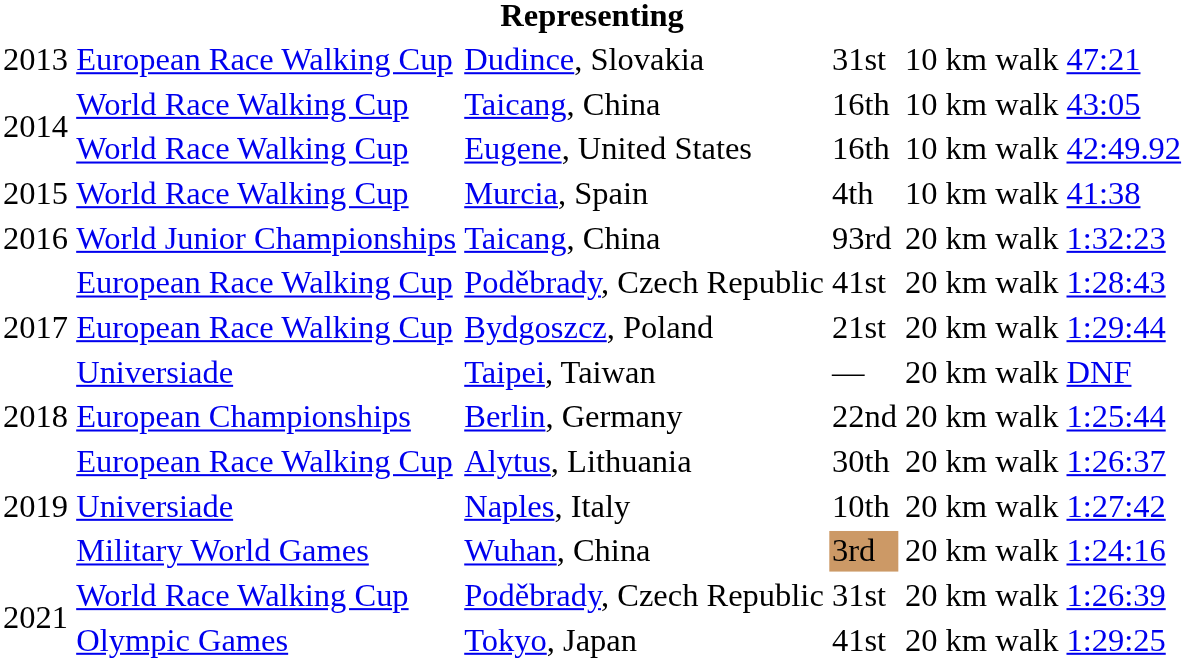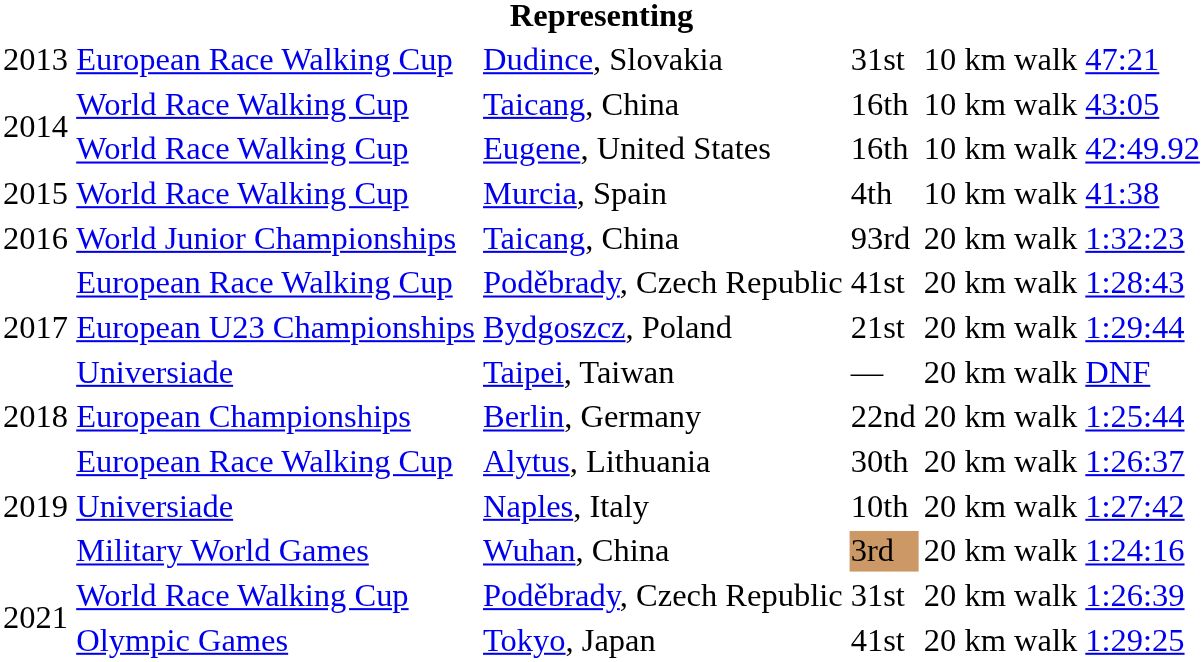(264, 327) European Race Walking Cup -> (276, 327) European U23 Championships
